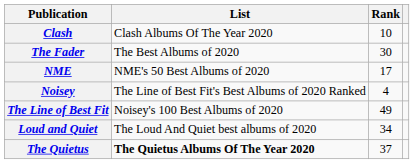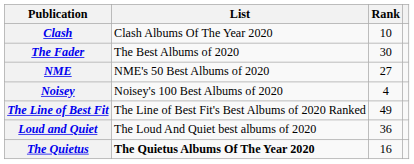(386, 71) 17 -> (386, 71) 27
(240, 91) The Line of Best Fit's Best Albums of 2020 Ranked -> (198, 91) Noisey's 100 Best Albums of 2020
(198, 110) Noisey's 100 Best Albums of 2020 -> (240, 110) The Line of Best Fit's Best Albums of 2020 Ranked
(386, 129) 34 -> (386, 129) 36
(386, 149) 37 -> (386, 149) 16
